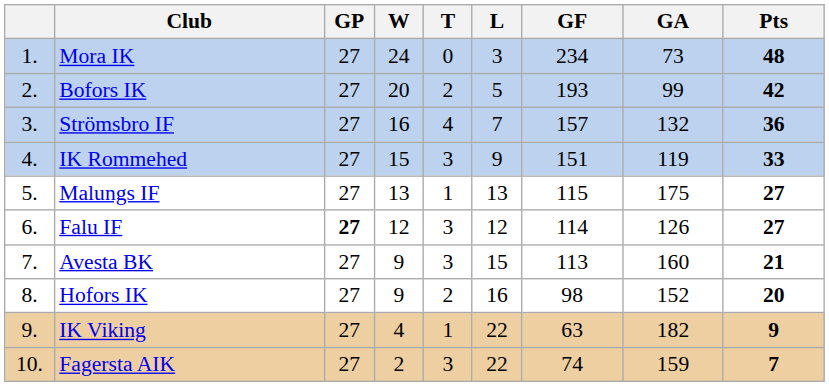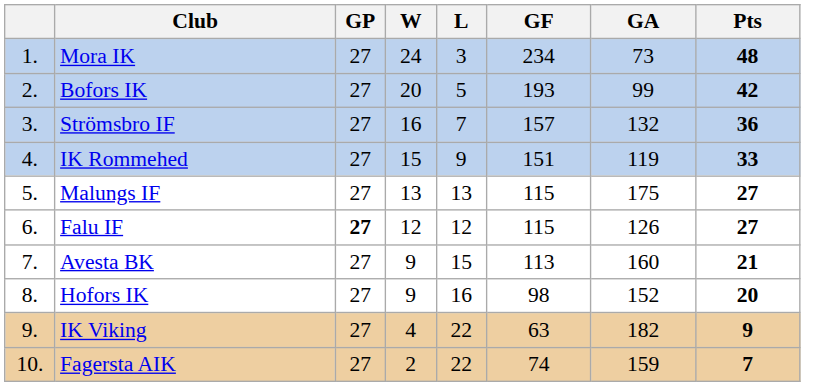- column: (448, 21)
(572, 227) 114 -> (539, 227) 115
